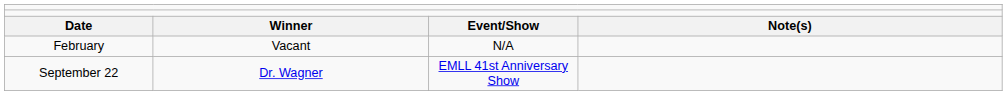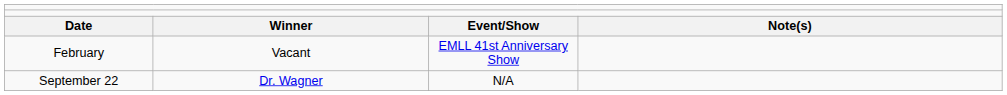(503, 46) N/A -> (503, 53) EMLL 41st Anniversary Show
(503, 73) EMLL 41st Anniversary Show -> (503, 80) N/A
